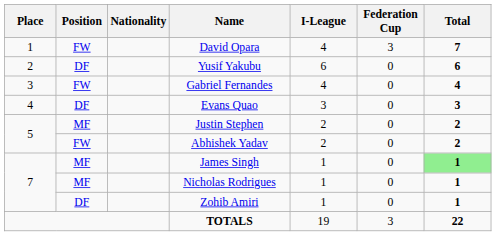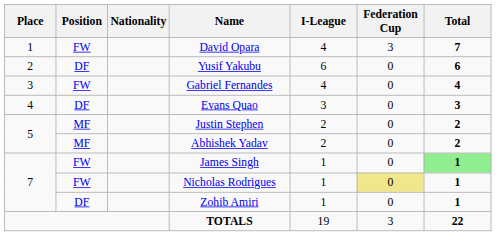(82, 143) FW -> (82, 143) MF
(82, 163) MF -> (82, 163) FW
(82, 182) MF -> (82, 182) FW
(390, 182) no background -> (390, 182) khaki background
